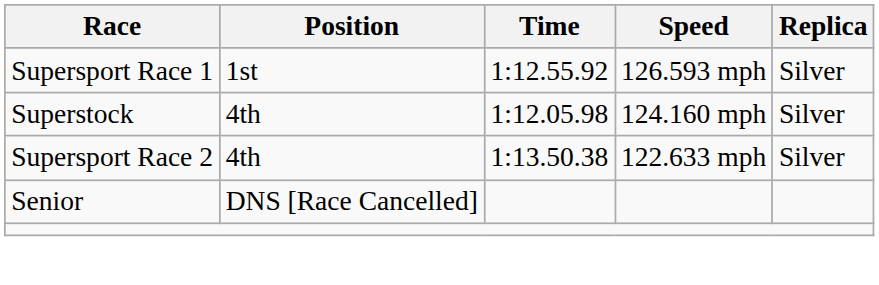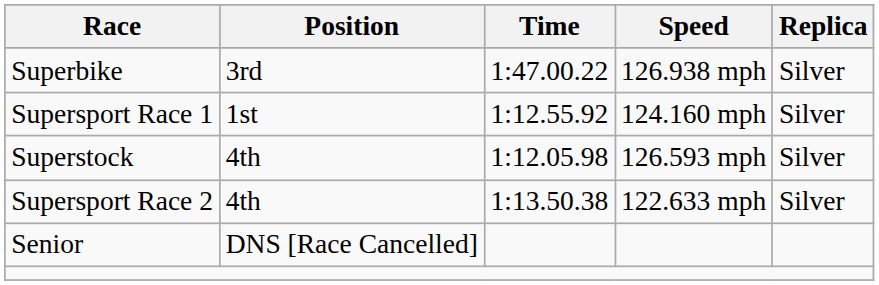+ row: (67, 69)
(694, 69) 126.593 mph -> (694, 113) 124.160 mph
(694, 113) 124.160 mph -> (694, 157) 126.593 mph
